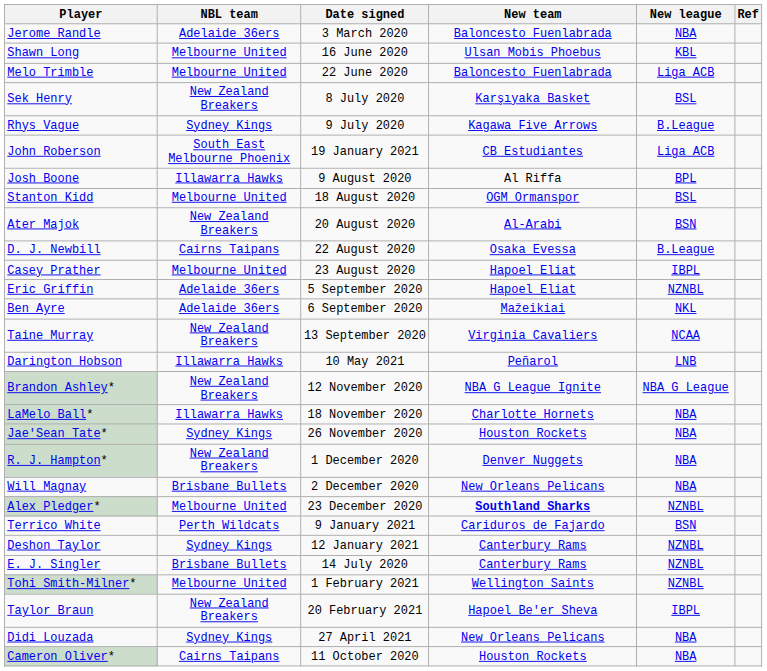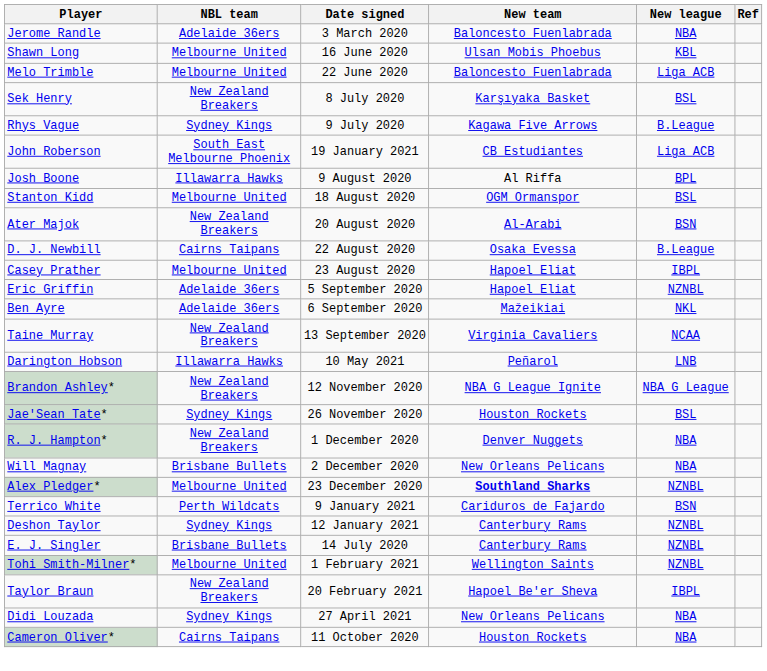- row: (50, 415)
(686, 434) NBA -> (686, 415) BSL
